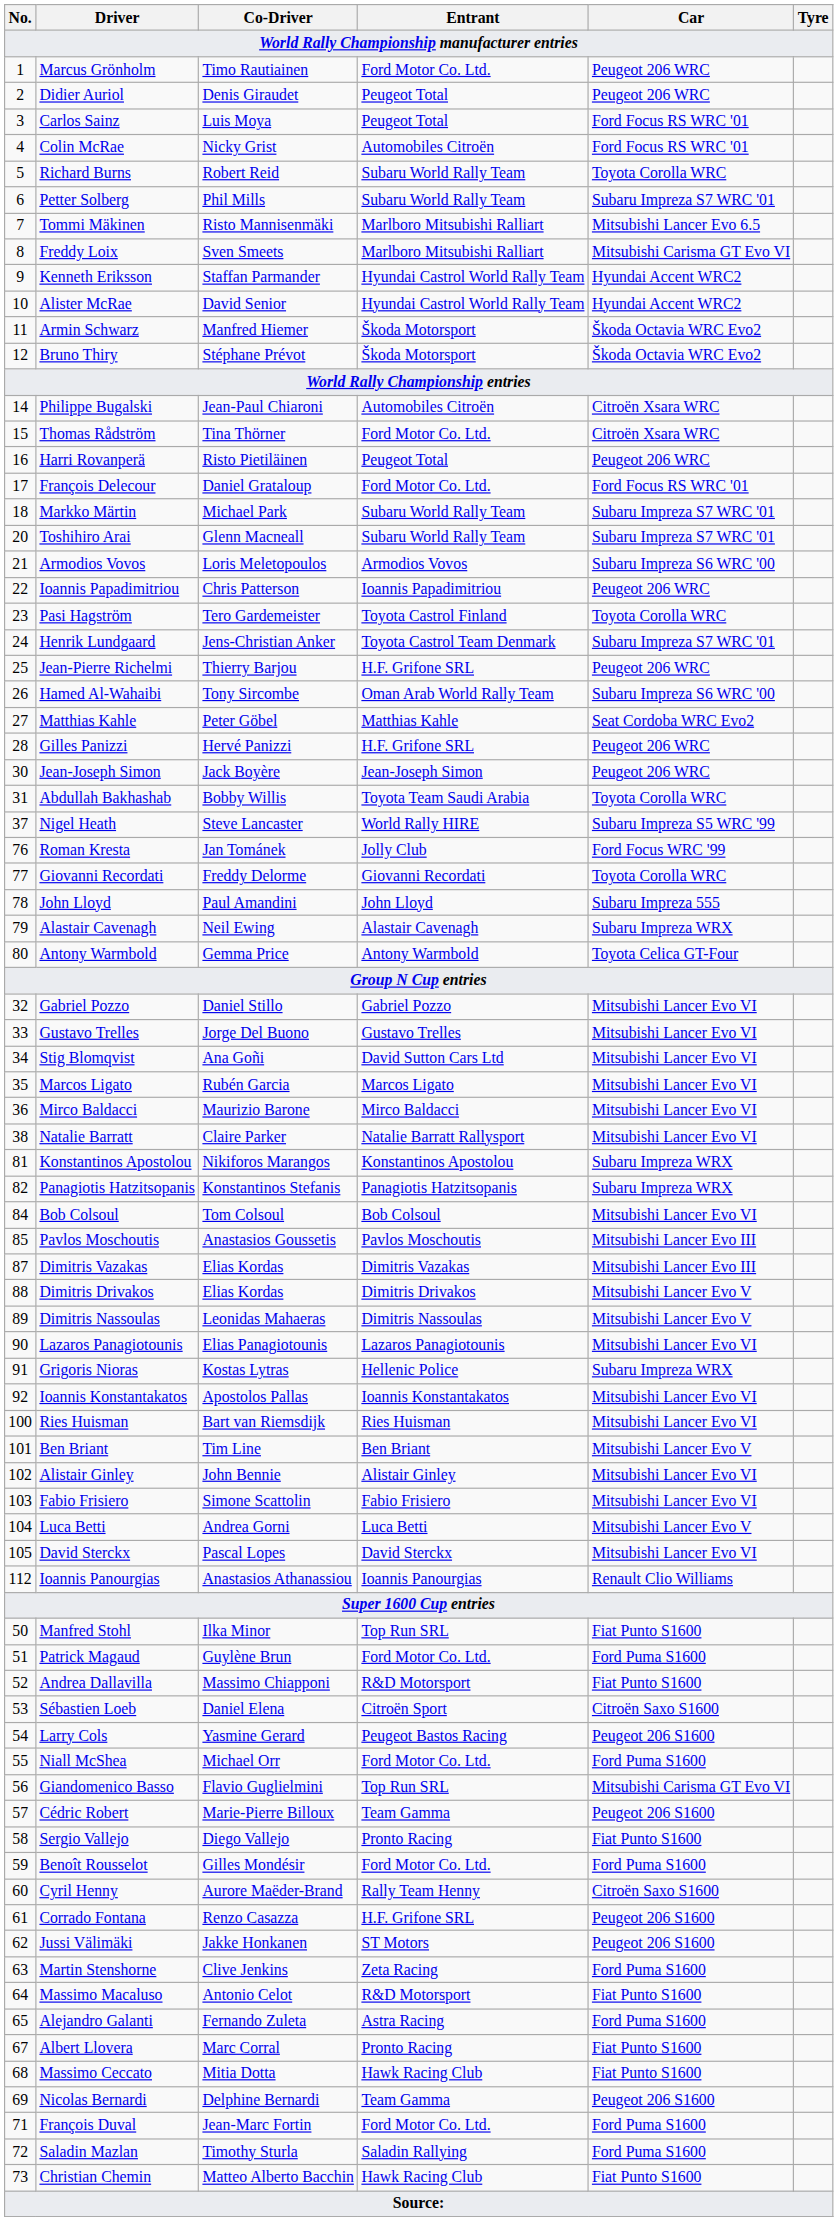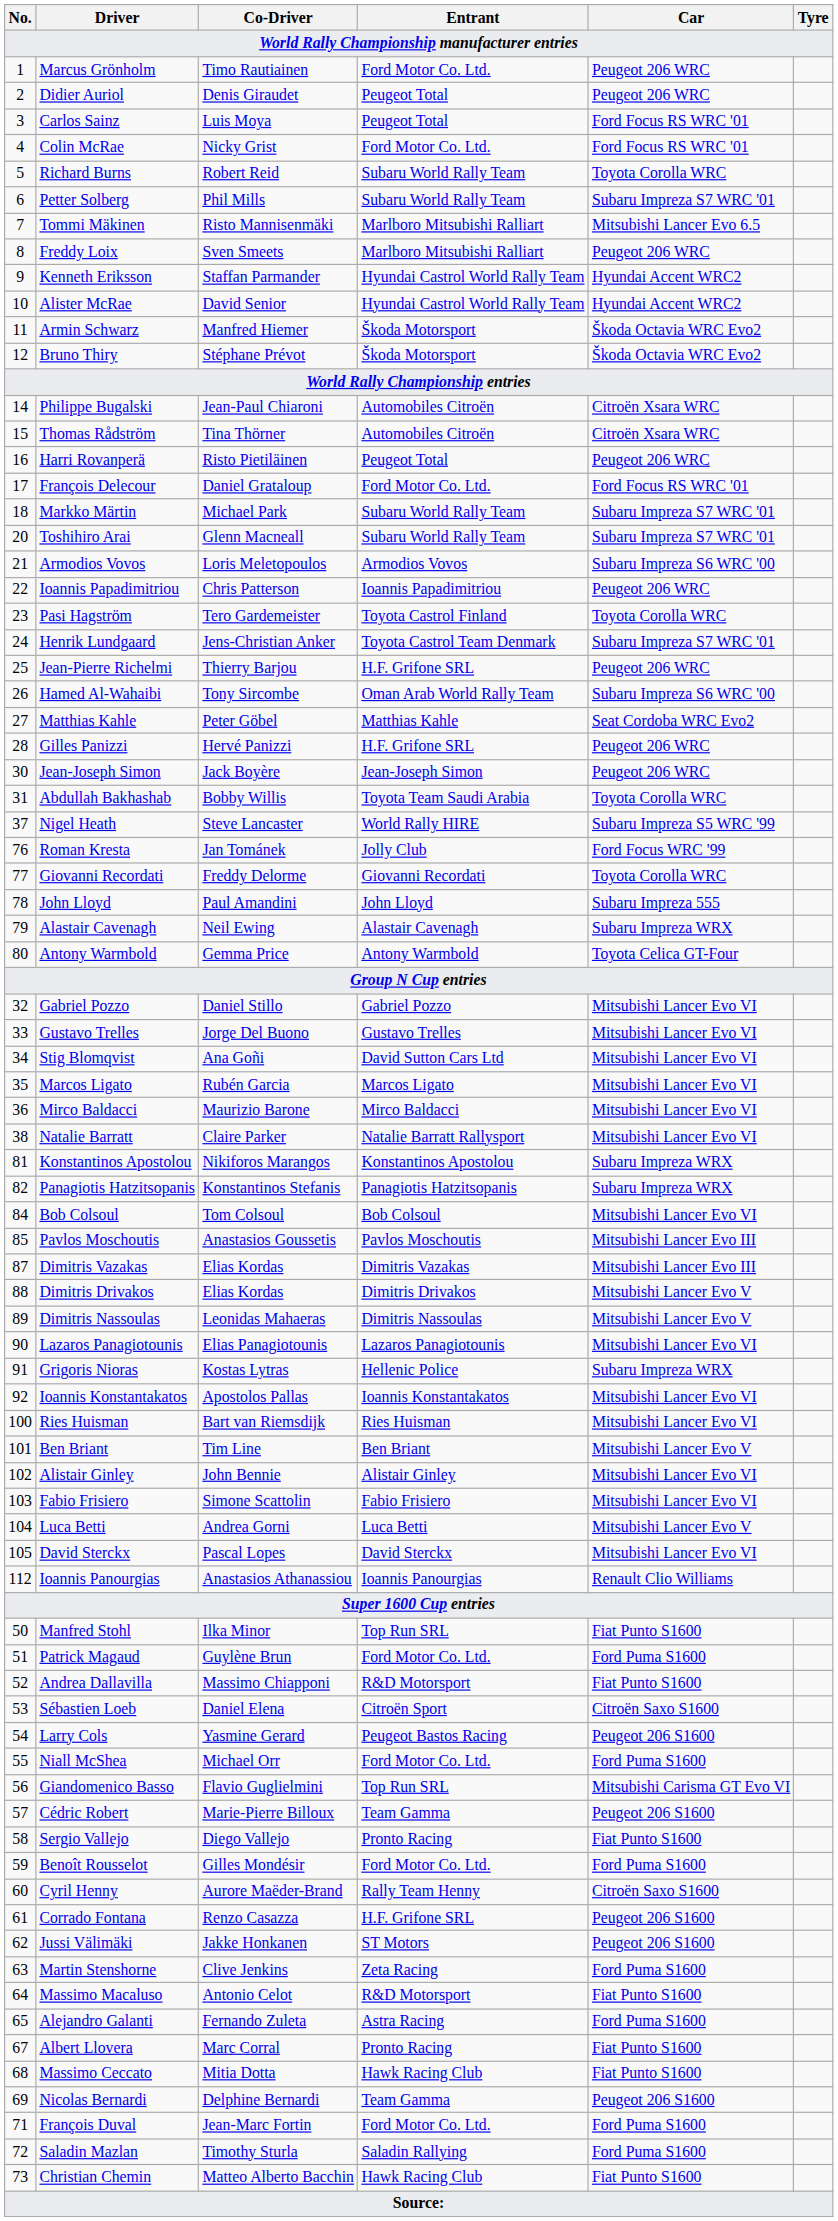(428, 147) Automobiles Citroën -> (426, 147) Ford Motor Co. Ltd.
(691, 251) Mitsubishi Carisma GT Evo VI -> (651, 251) Peugeot 206 WRC
(426, 433) Ford Motor Co. Ltd. -> (428, 433) Automobiles Citroën
